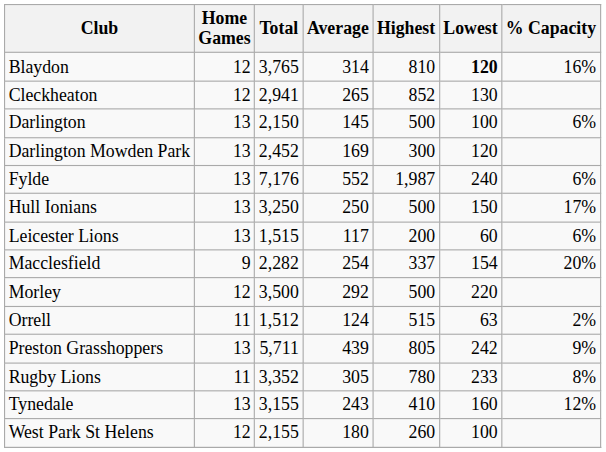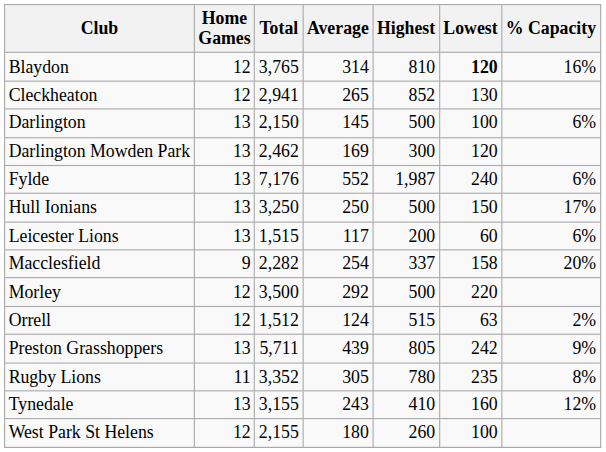(279, 151) 2,452 -> (279, 151) 2,462
(484, 263) 154 -> (484, 263) 158
(242, 320) 11 -> (242, 320) 12
(484, 376) 233 -> (484, 376) 235
